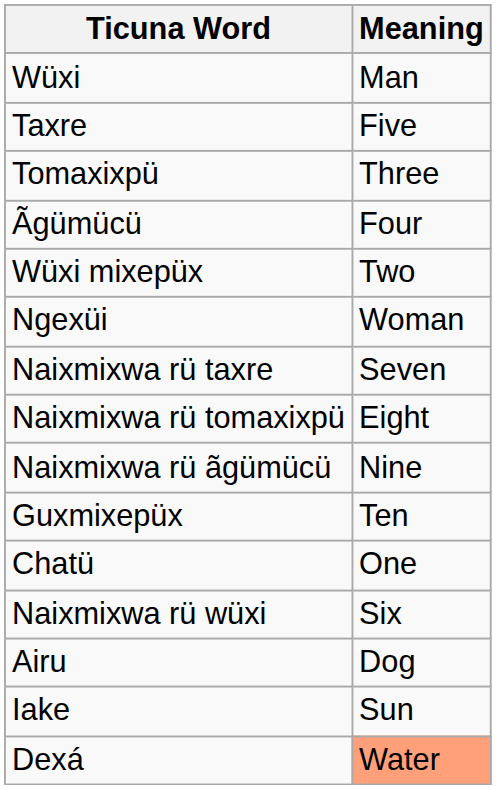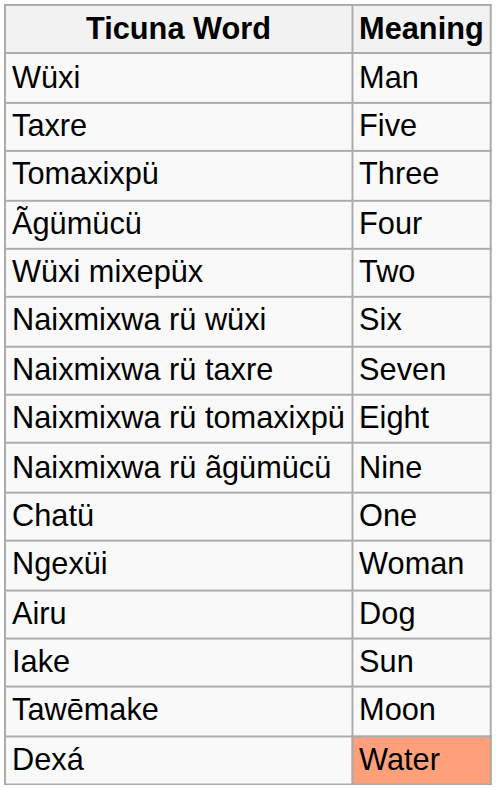rows swapped: (139, 613) <-> (60, 321)
- row: (97, 516)
+ row: (85, 710)
